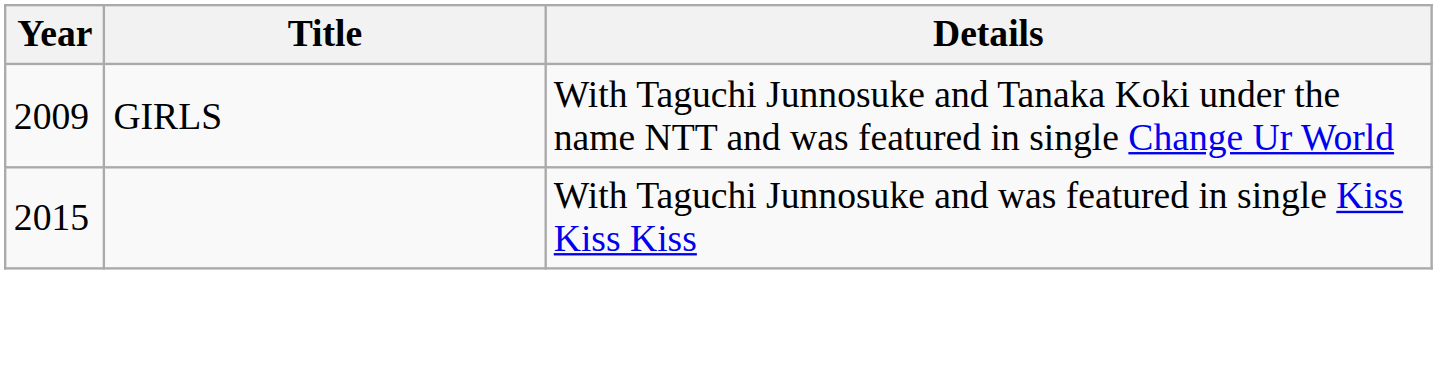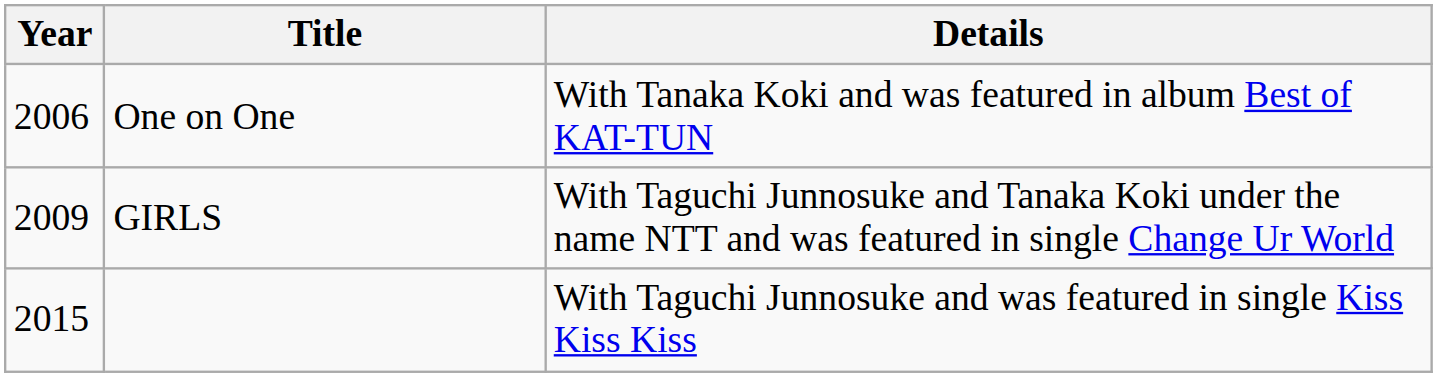+ row: (204, 115)
